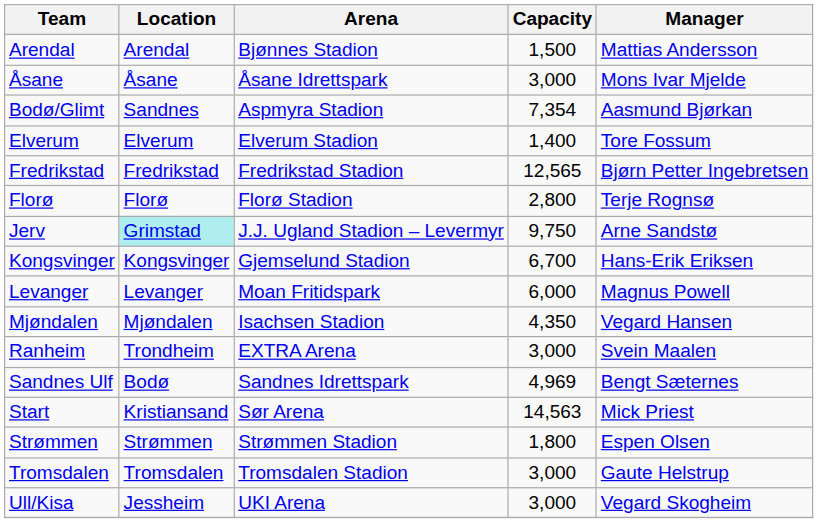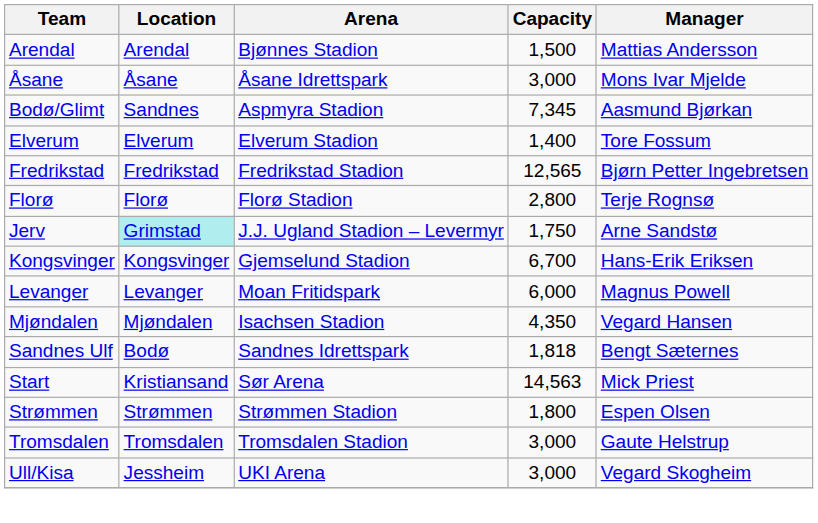(552, 110) 7,354 -> (552, 110) 7,345
(552, 230) 9,750 -> (552, 230) 1,750
- row: (47, 351)
(552, 381) 4,969 -> (552, 351) 1,818
